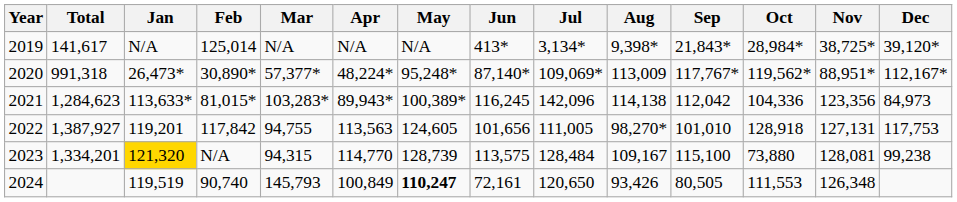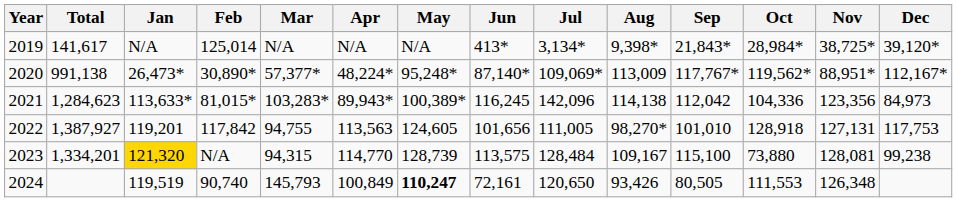(79, 73) 991,318 -> (79, 73) 991,138
